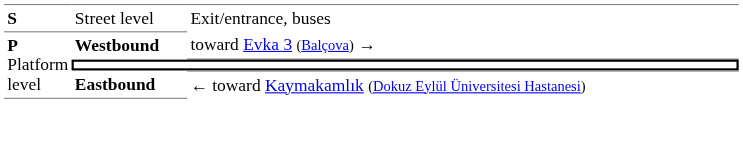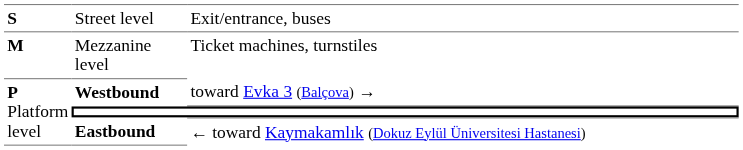+ row: (113, 55)
